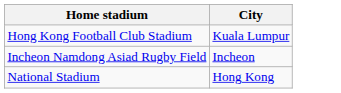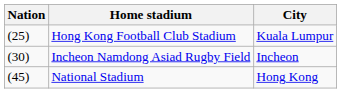+ column: (26, 14)
